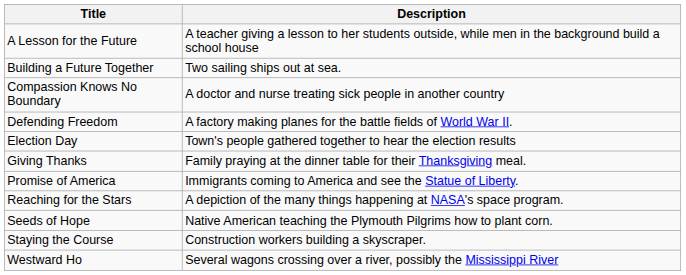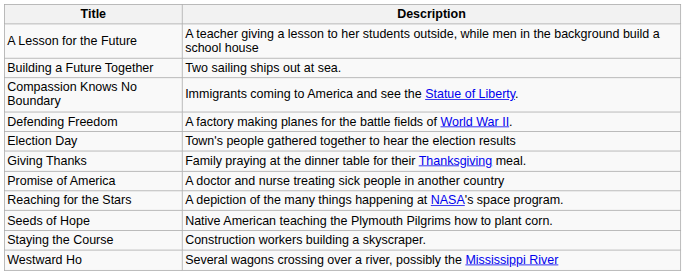(345, 94) A doctor and nurse treating sick people in another country -> (352, 94) Immigrants coming to America and see the Statue of Liberty.
(352, 181) Immigrants coming to America and see the Statue of Liberty. -> (345, 181) A doctor and nurse treating sick people in another country
